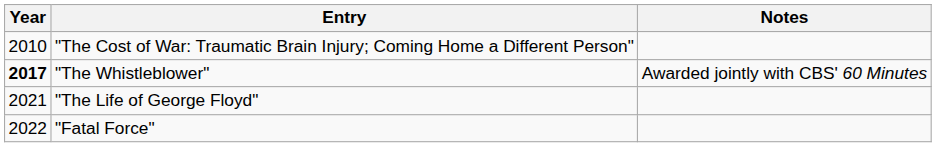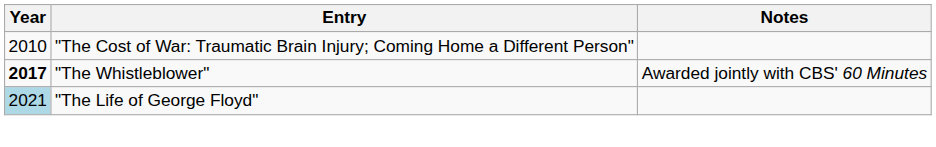(28, 100) no background -> (28, 100) lightblue background
- row: (105, 127)
